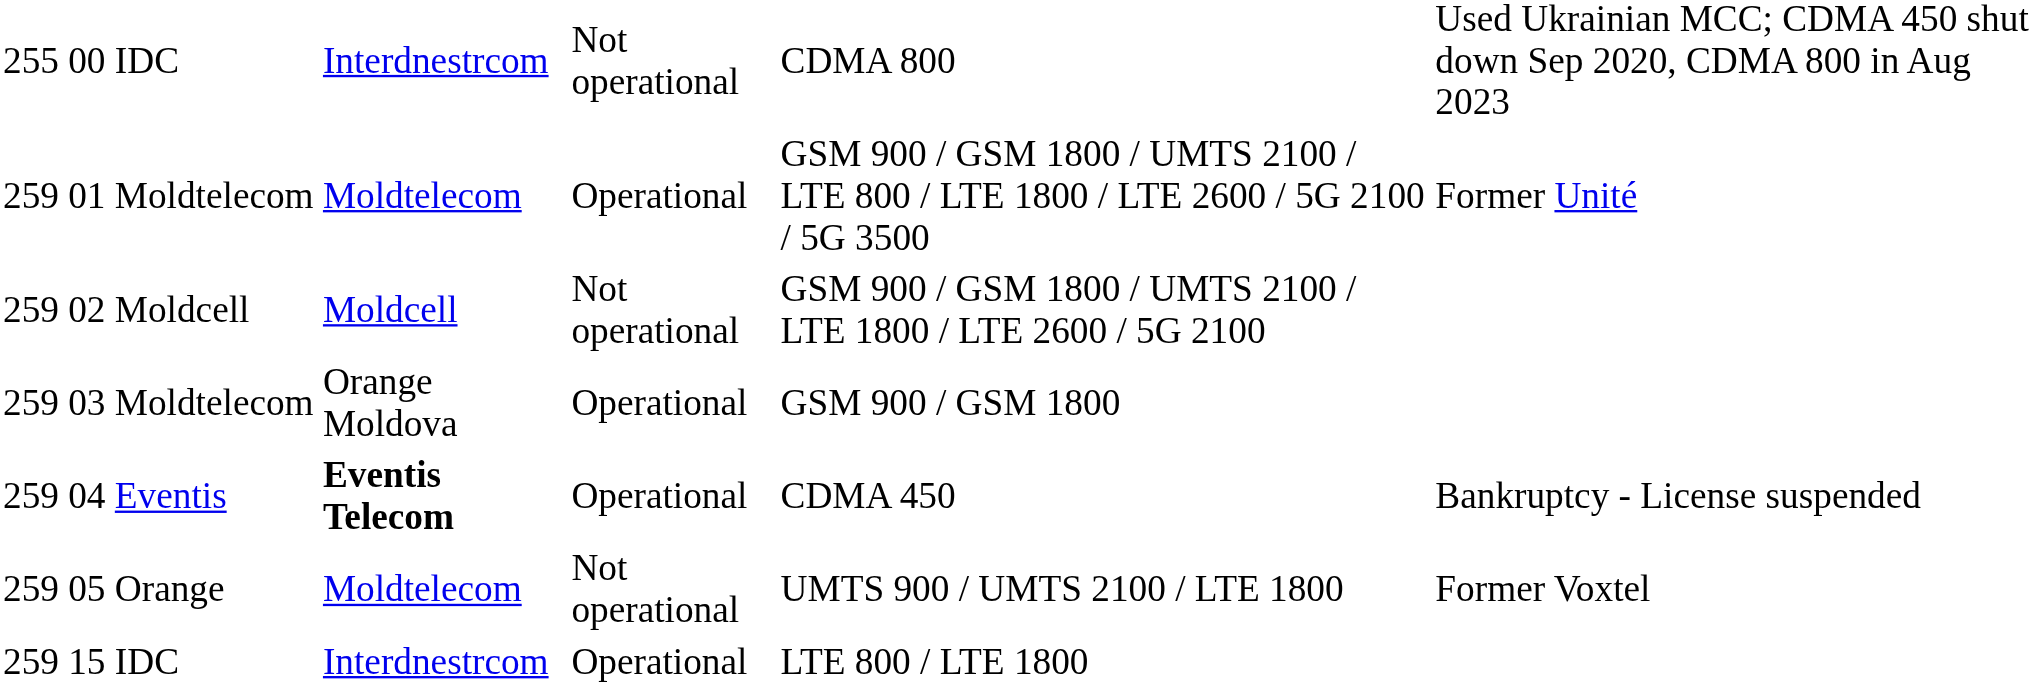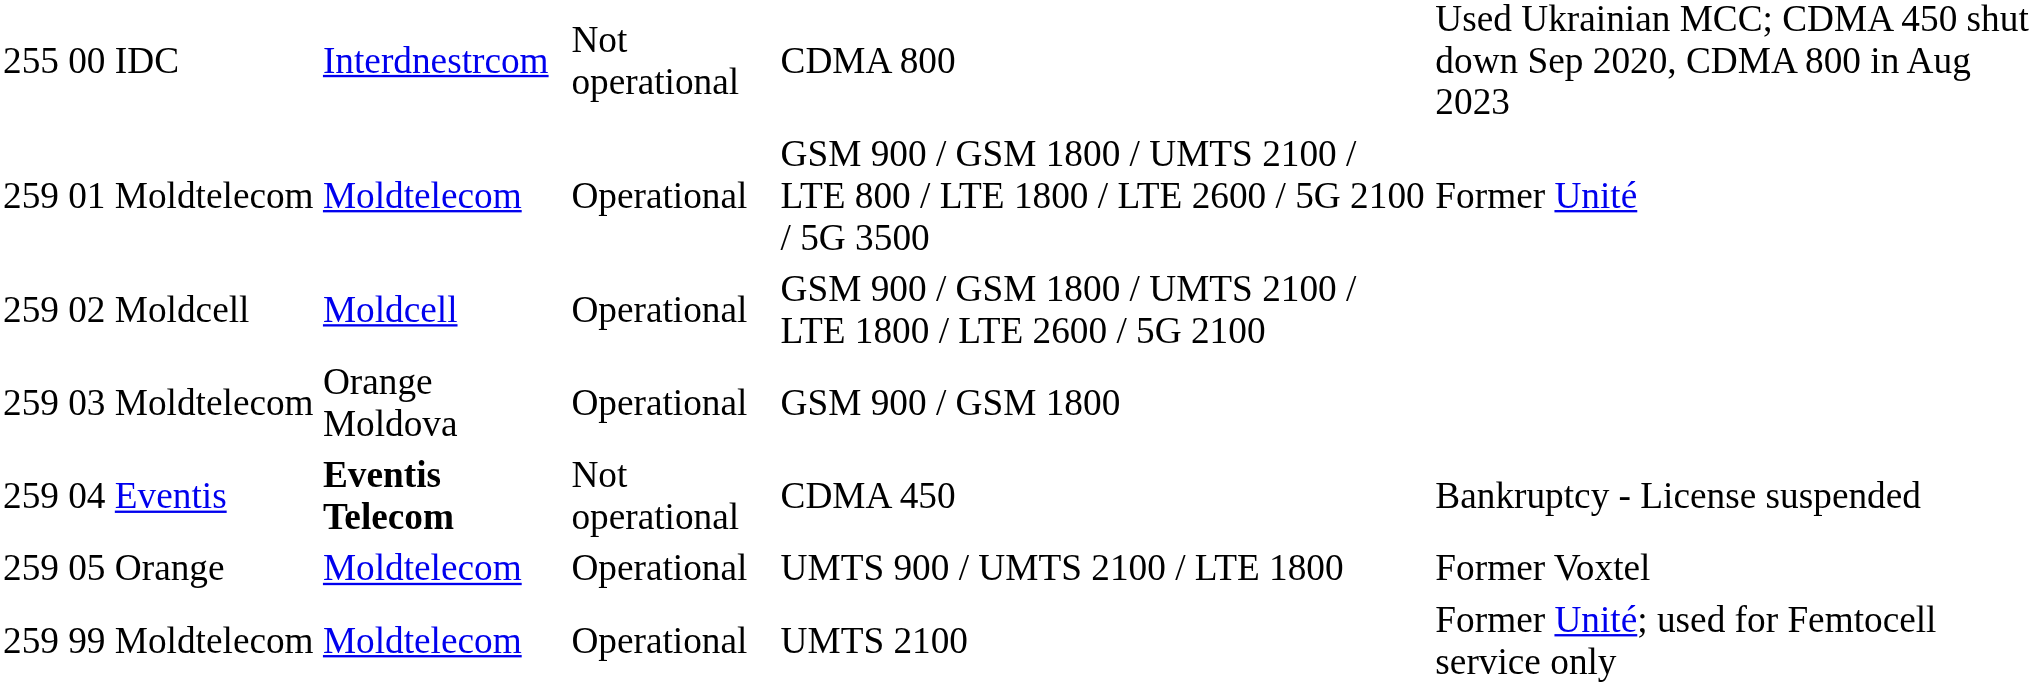(655, 309) Not operational -> (659, 309) Operational
(659, 495) Operational -> (655, 495) Not operational
(655, 589) Not operational -> (659, 568) Operational
- row: (87, 661)
+ row: (87, 640)
